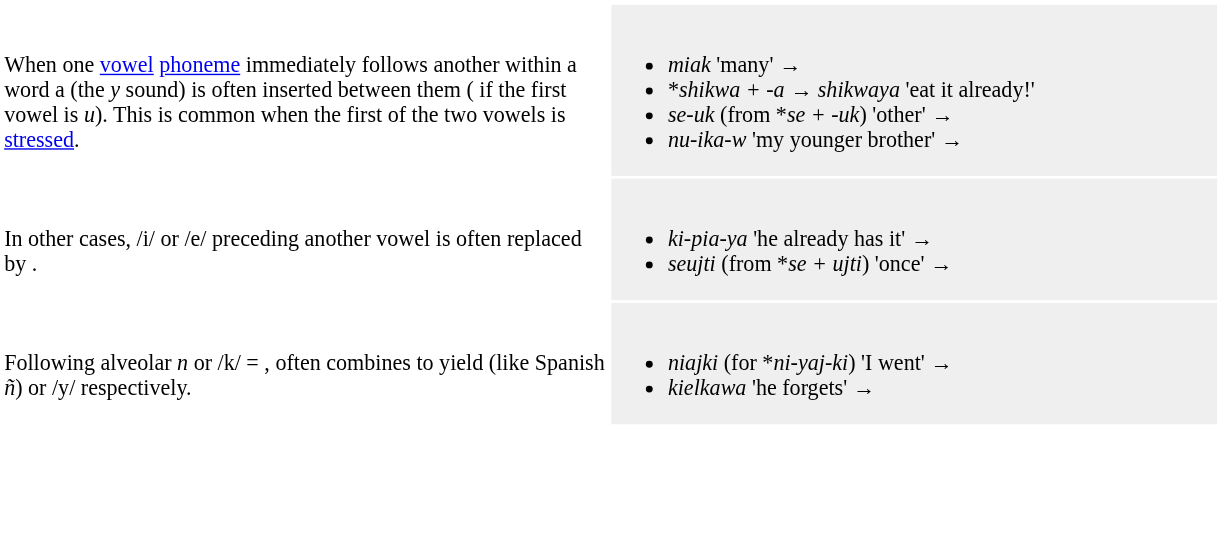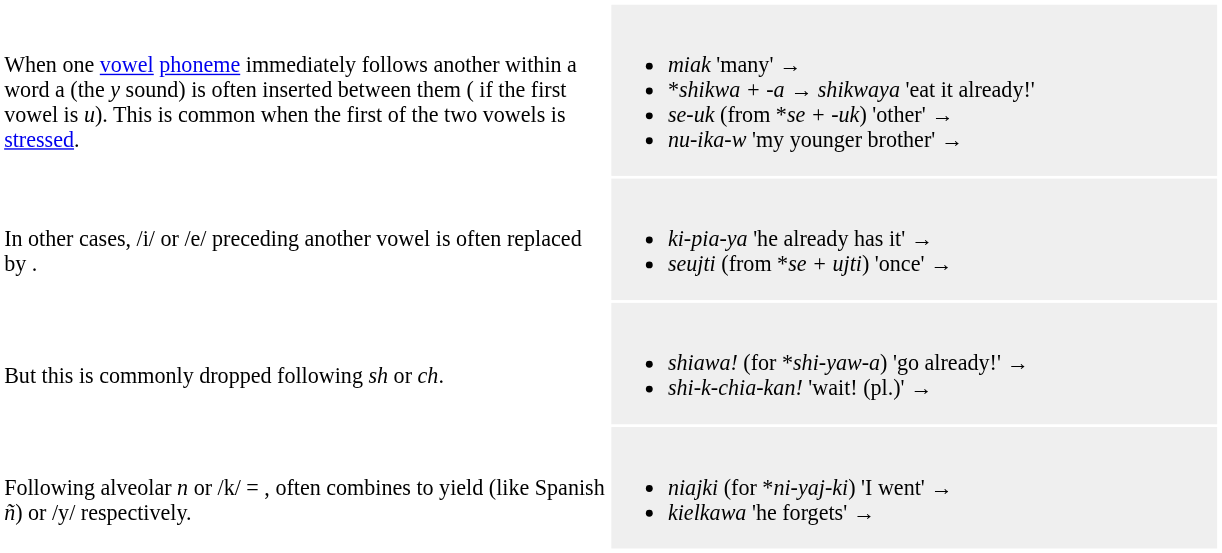+ row: (224, 375)
